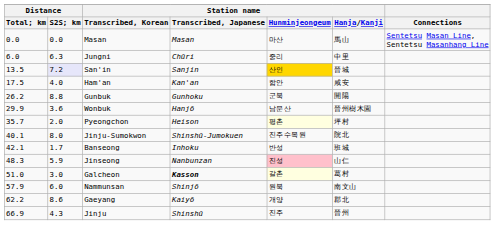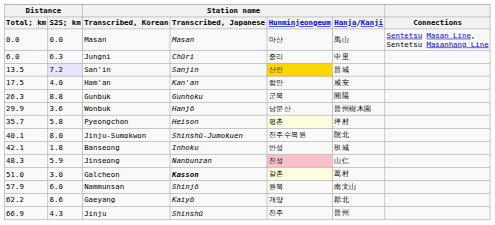(15, 96) 26.2 -> (15, 96) 26.3
(56, 122) 2.0 -> (56, 122) 5.8
(56, 148) 1.7 -> (56, 148) 1.8
